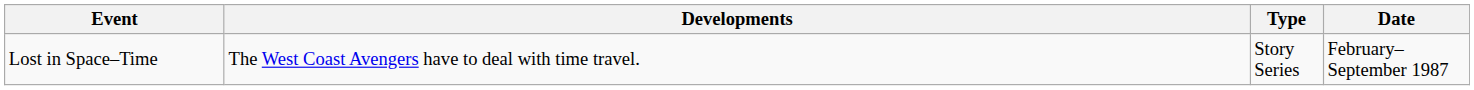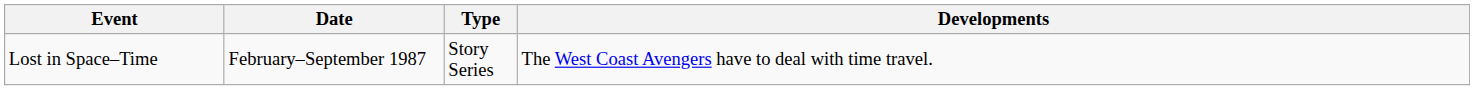columns swapped: (1396, 19) <-> (737, 19)
